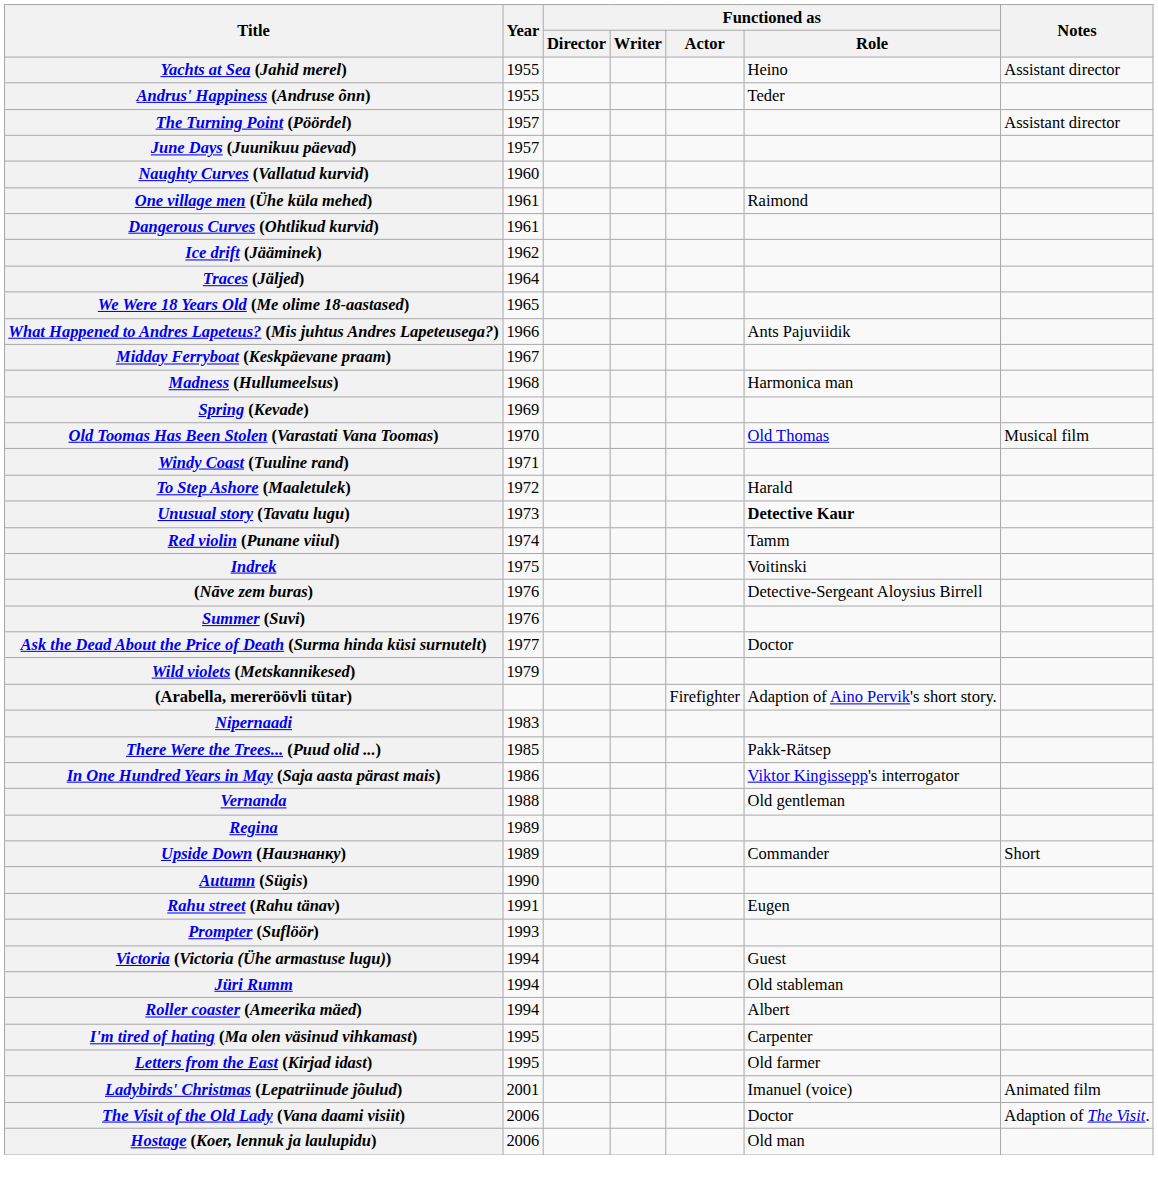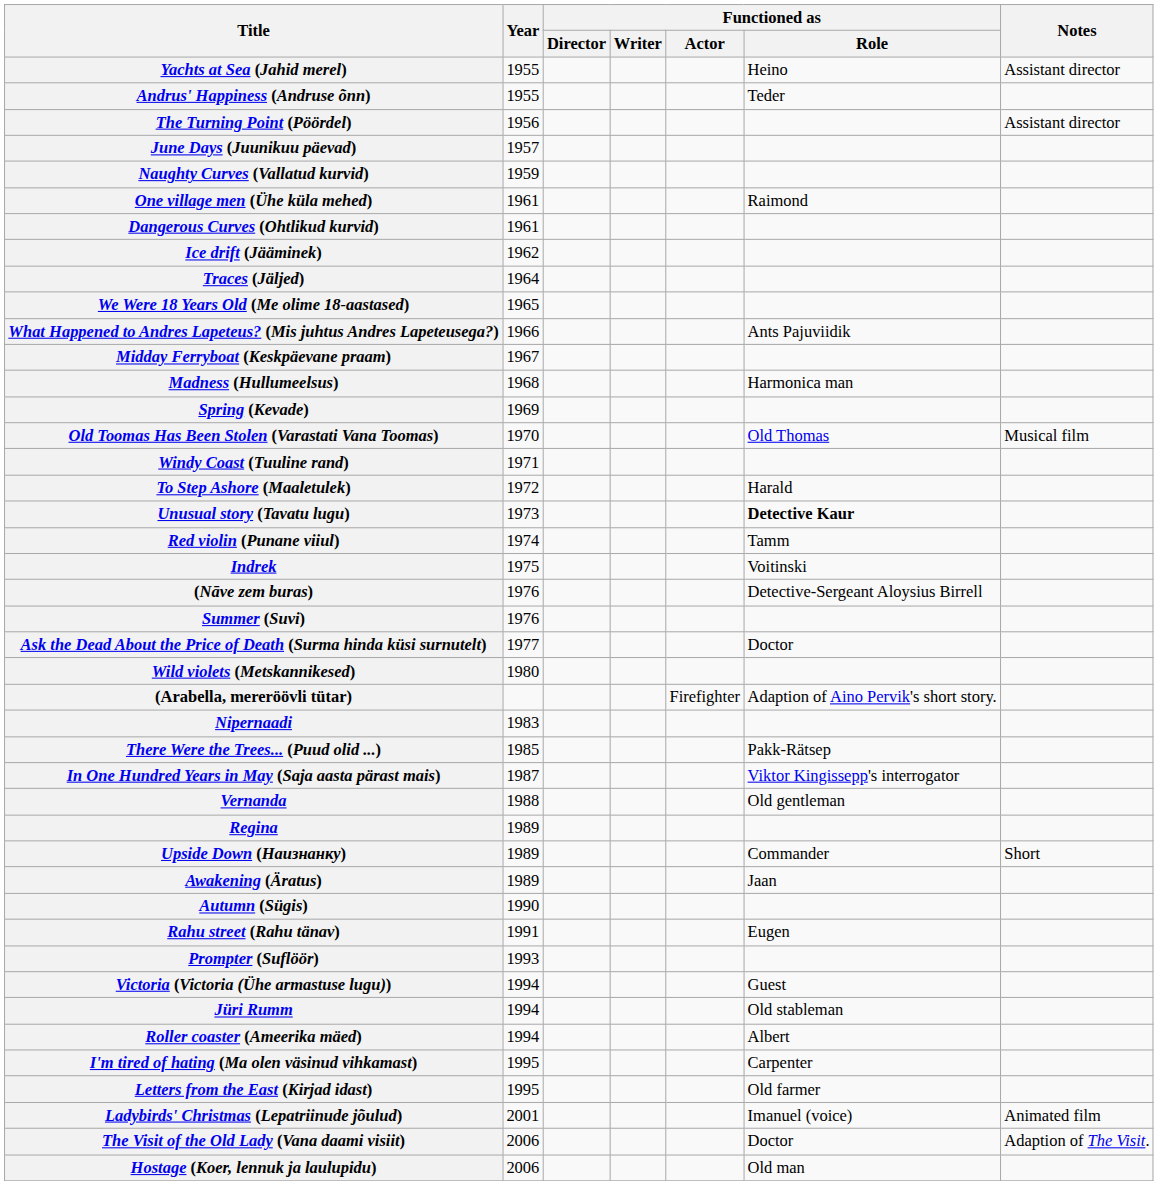(523, 122) 1957 -> (523, 122) 1956
(523, 174) 1960 -> (523, 174) 1959
(523, 670) 1979 -> (523, 670) 1980
(523, 775) 1986 -> (523, 775) 1987
+ row: (254, 880)
